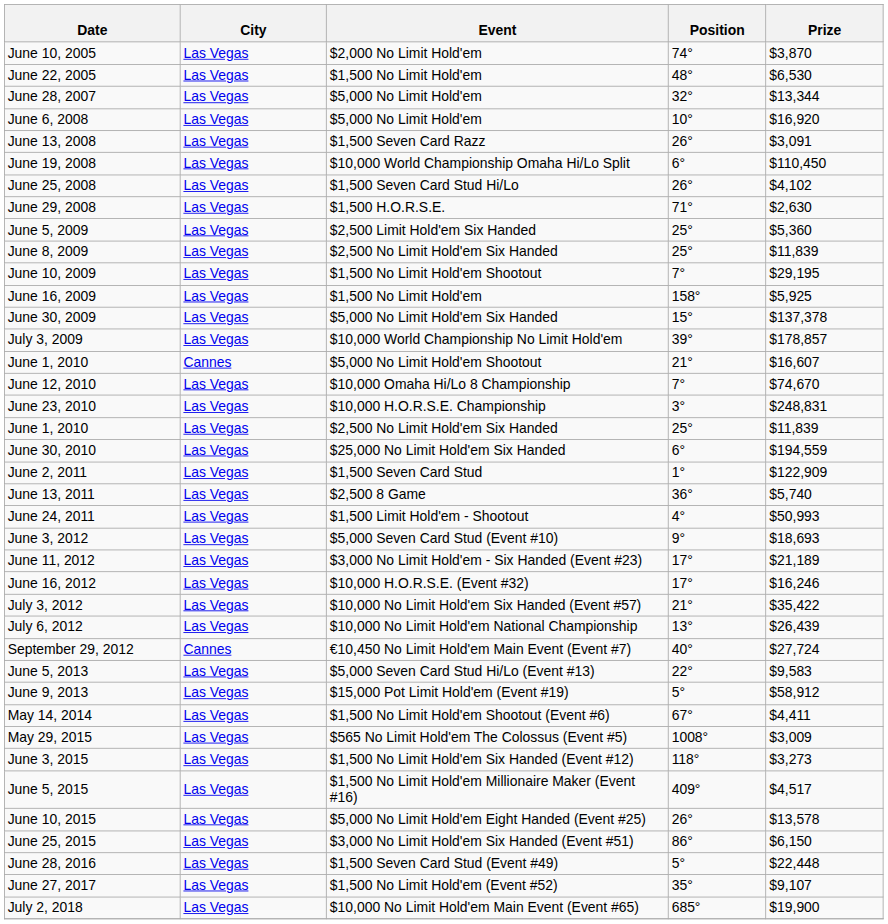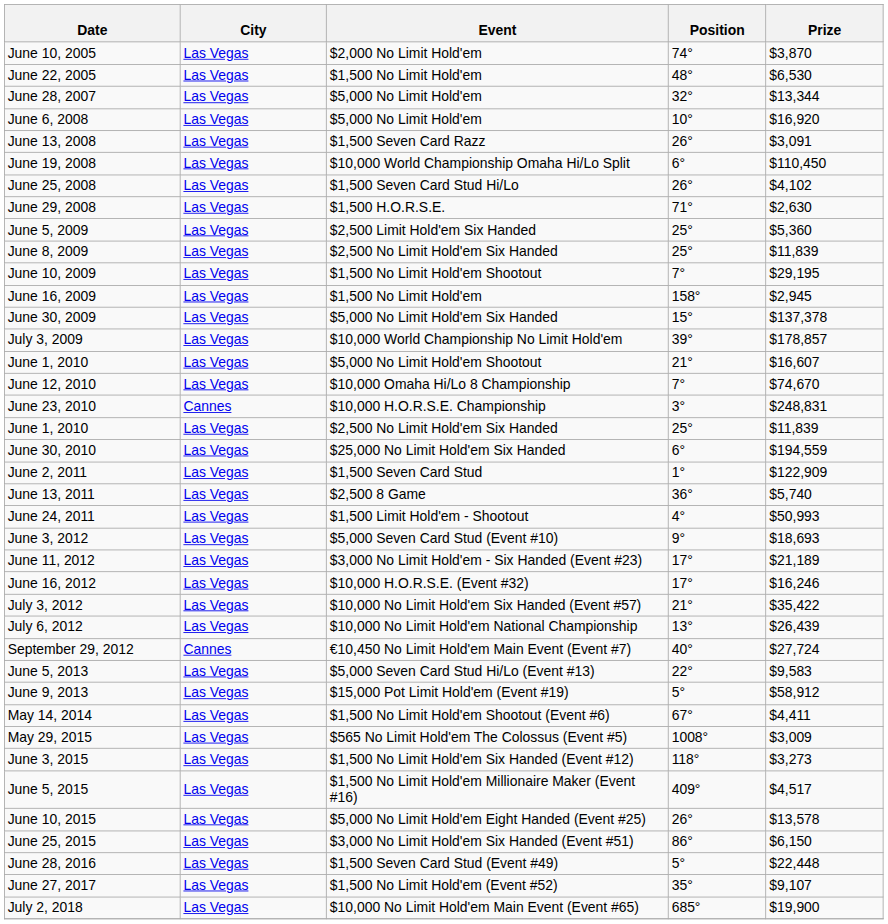(791, 296) $5,925 -> (791, 296) $2,945
(207, 362) Cannes -> (216, 362) Las Vegas
(216, 406) Las Vegas -> (207, 406) Cannes
